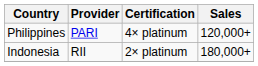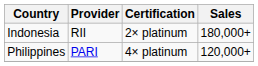rows swapped: (36, 33) <-> (33, 52)
